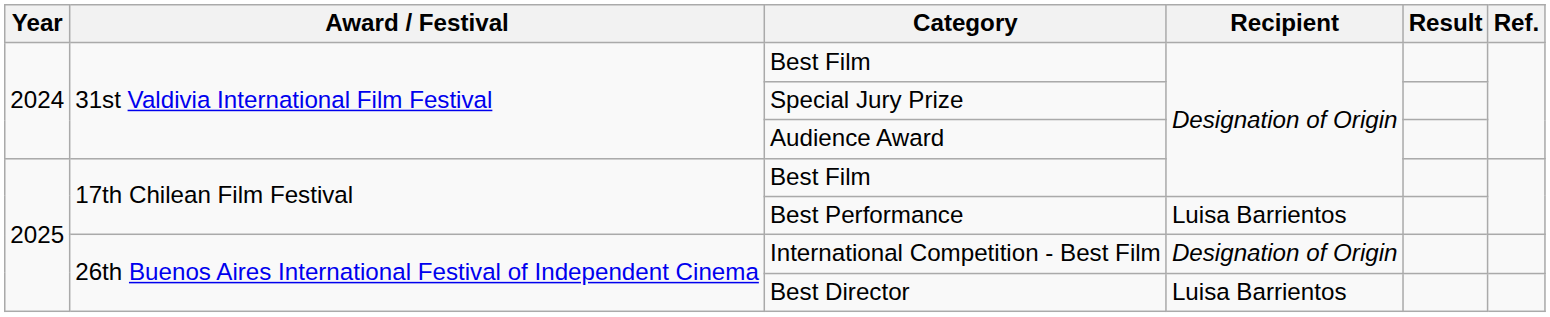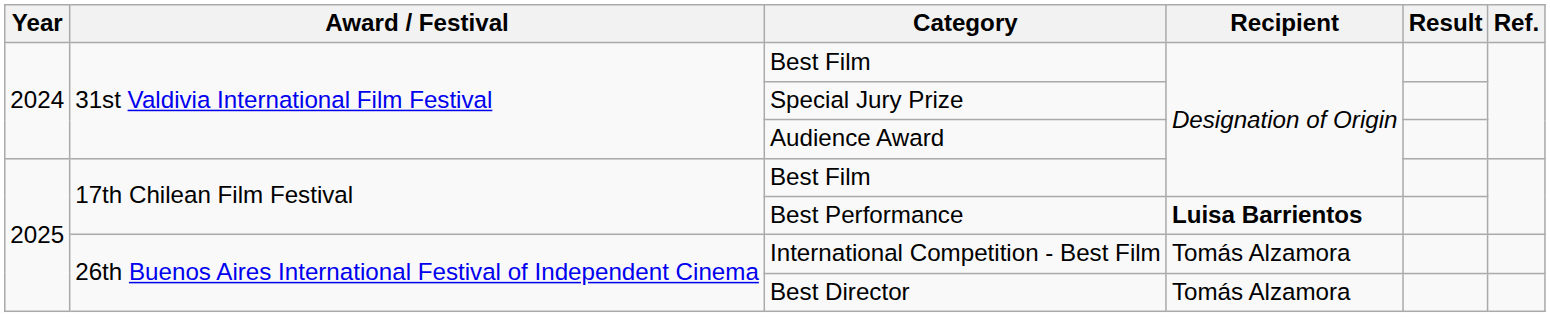(1259, 215) normal -> (1267, 215) bold
(1285, 253) Designation of Origin -> (1261, 253) Tomás Alzamora
(1259, 291) Luisa Barrientos -> (1261, 291) Tomás Alzamora
